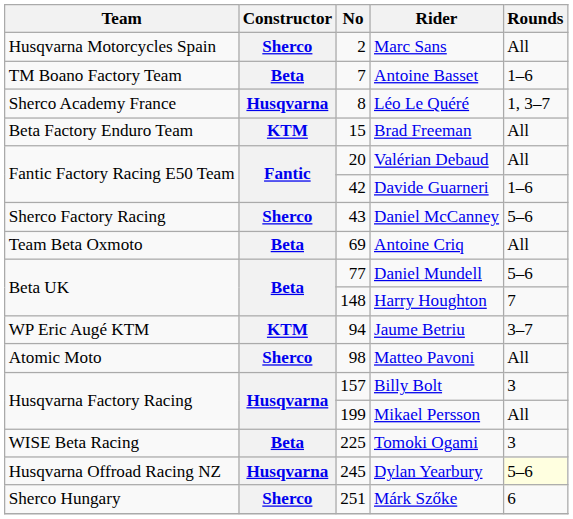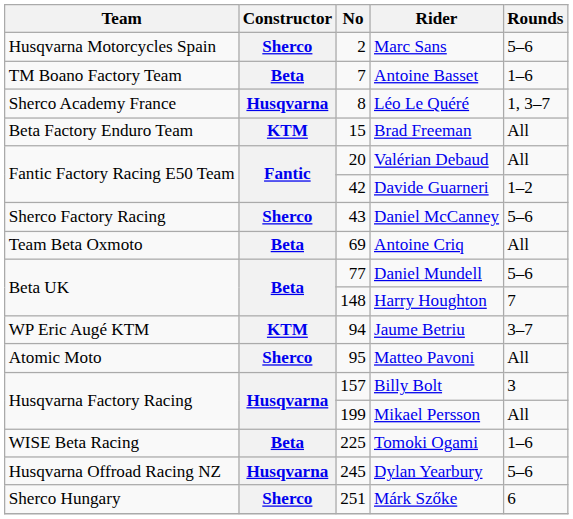(518, 46) All -> (520, 46) 5–6
(520, 187) 1–6 -> (520, 187) 1–2
(357, 357) 98 -> (357, 357) 95
(511, 442) 3 -> (520, 442) 1–6
(520, 470) lightyellow background -> (520, 470) no background
